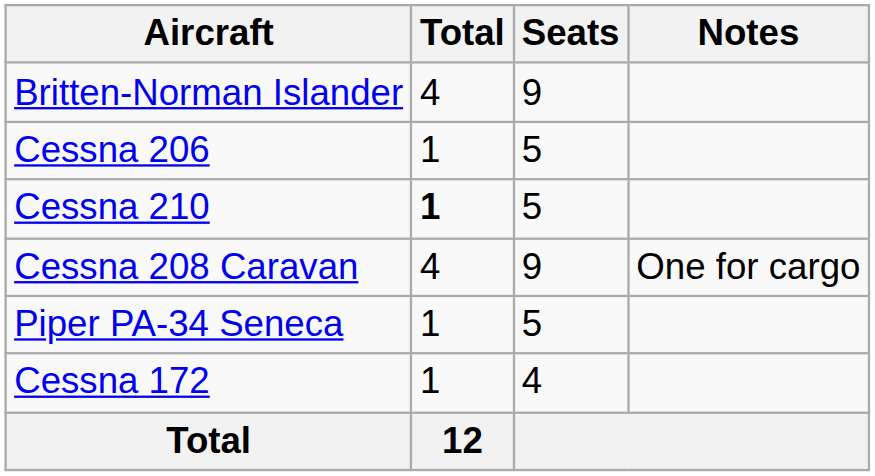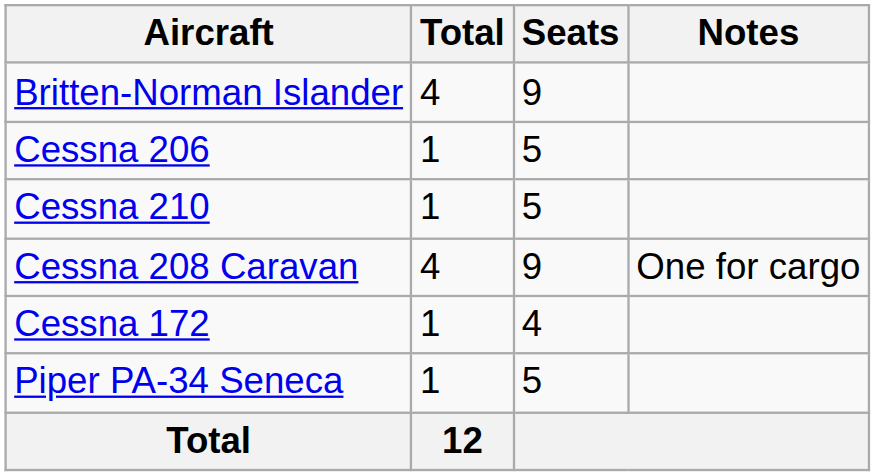(430, 207) bold -> (430, 207) normal
rows swapped: (112, 382) <-> (179, 324)
